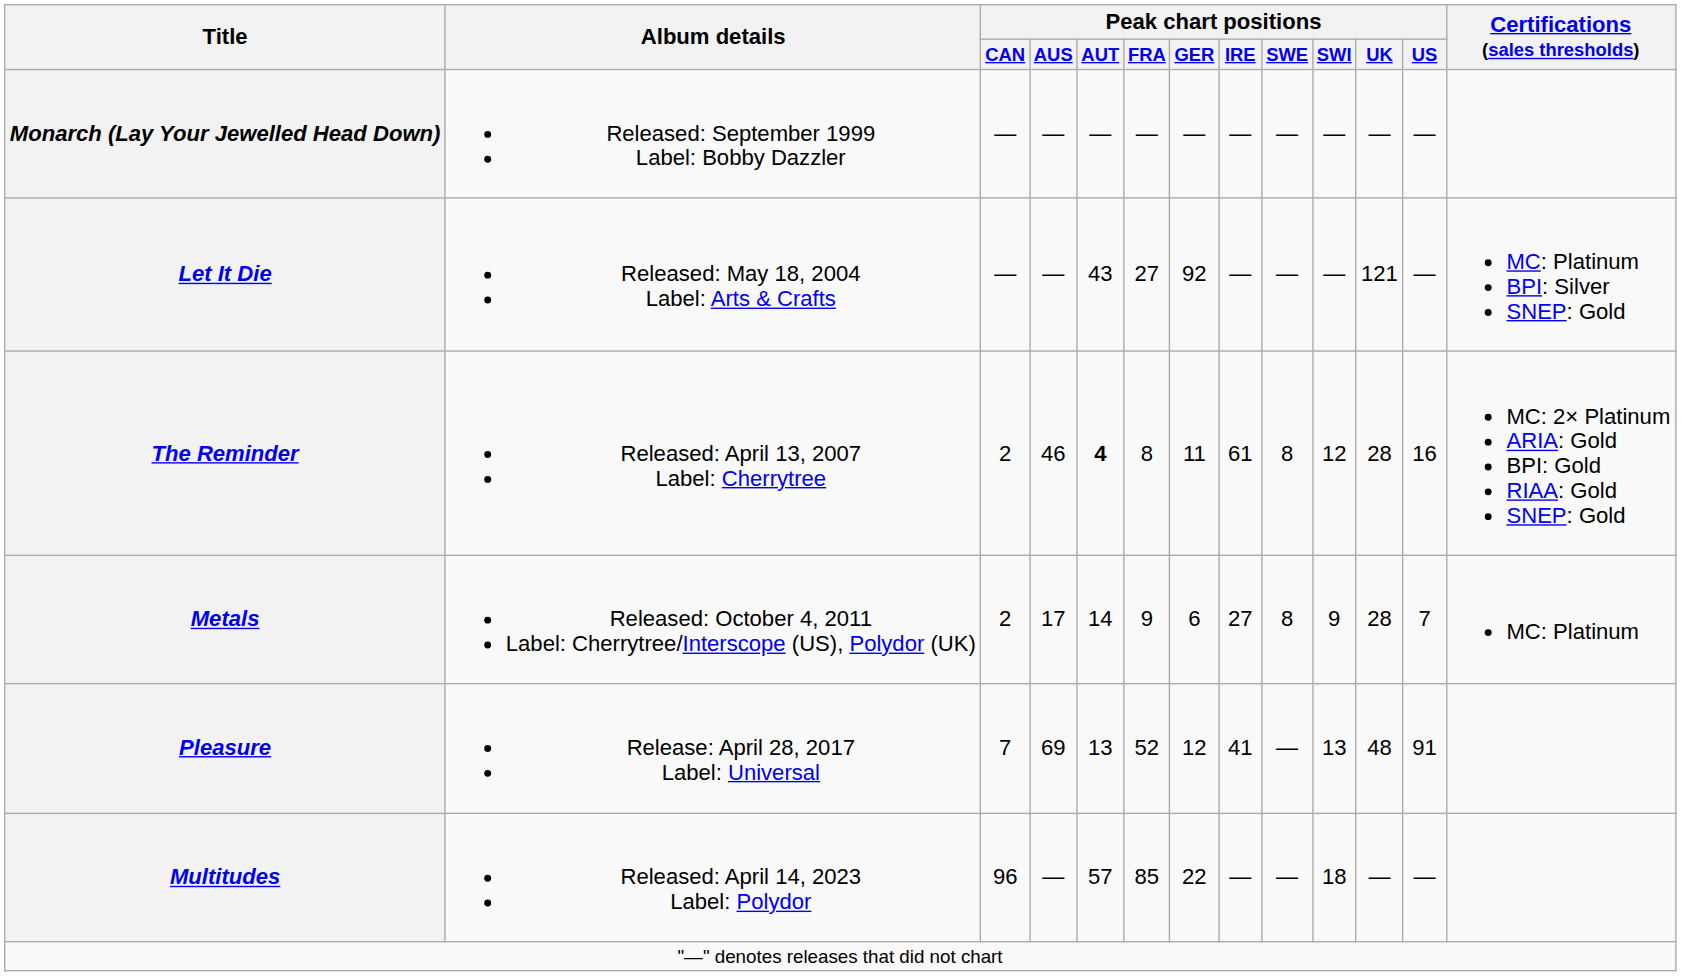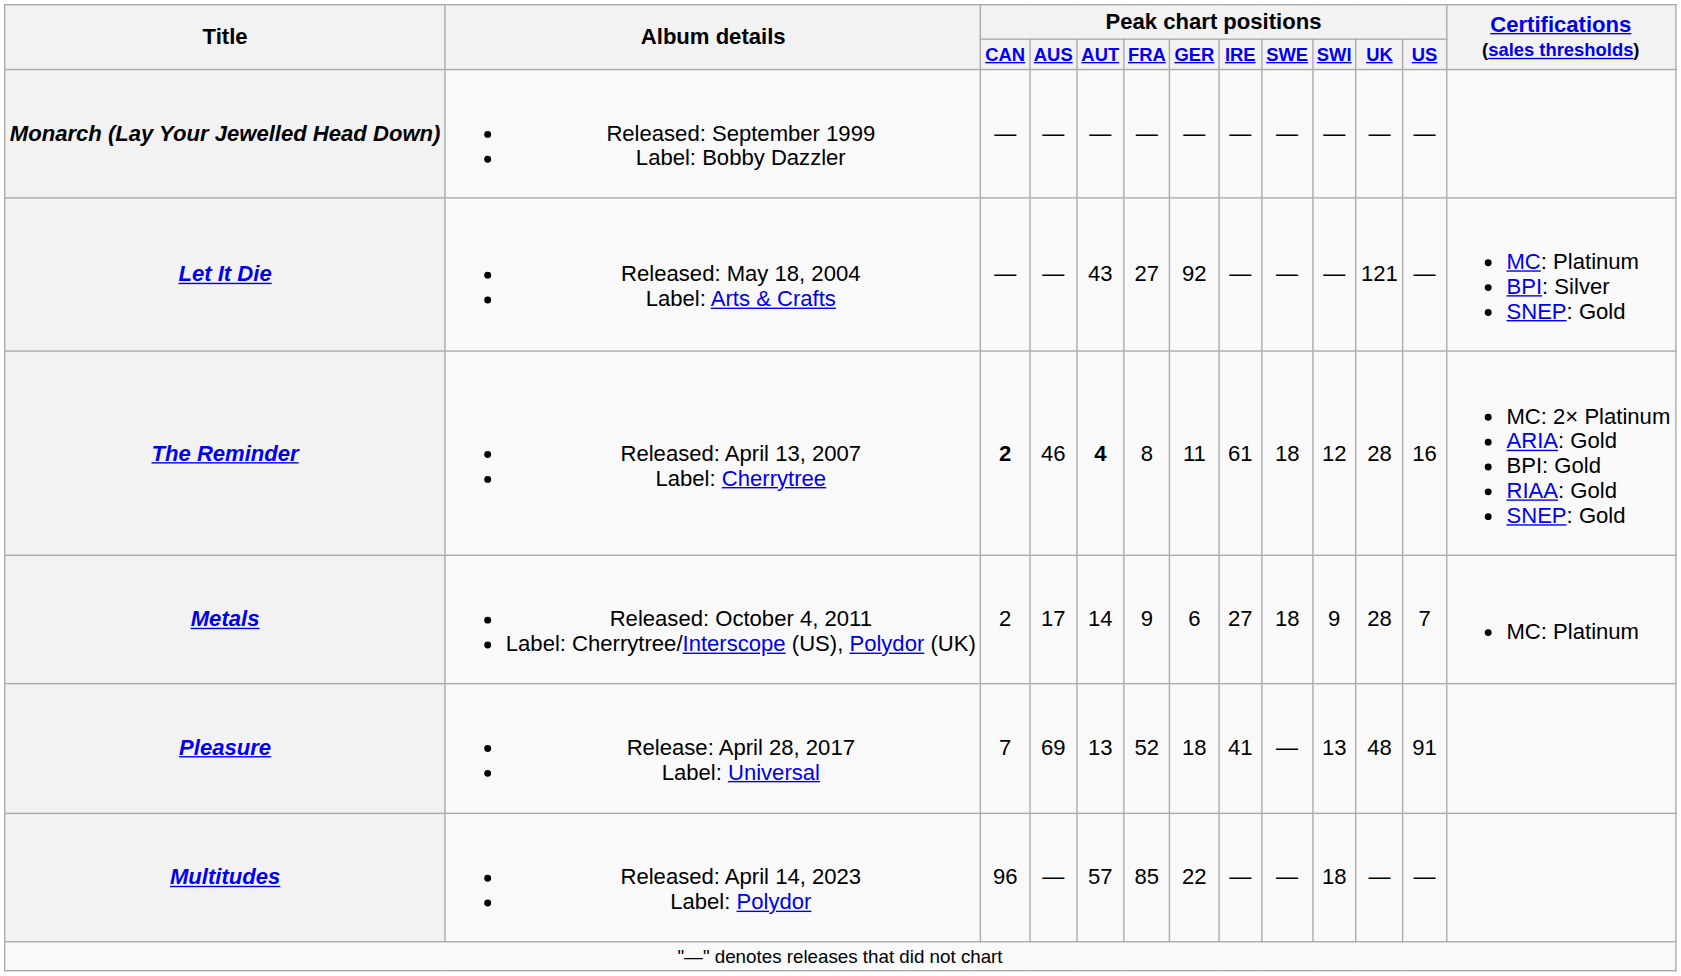(1005, 453) normal -> (1005, 453) bold
(1287, 453) 8 -> (1287, 453) 18
(1287, 619) 8 -> (1287, 619) 18
(1194, 748) 12 -> (1194, 748) 18
